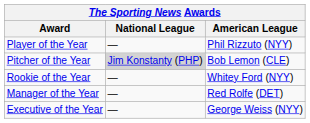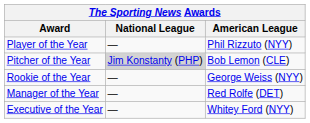(250, 77) Whitey Ford (NYY) -> (255, 77) George Weiss (NYY)
(255, 110) George Weiss (NYY) -> (250, 110) Whitey Ford (NYY)
